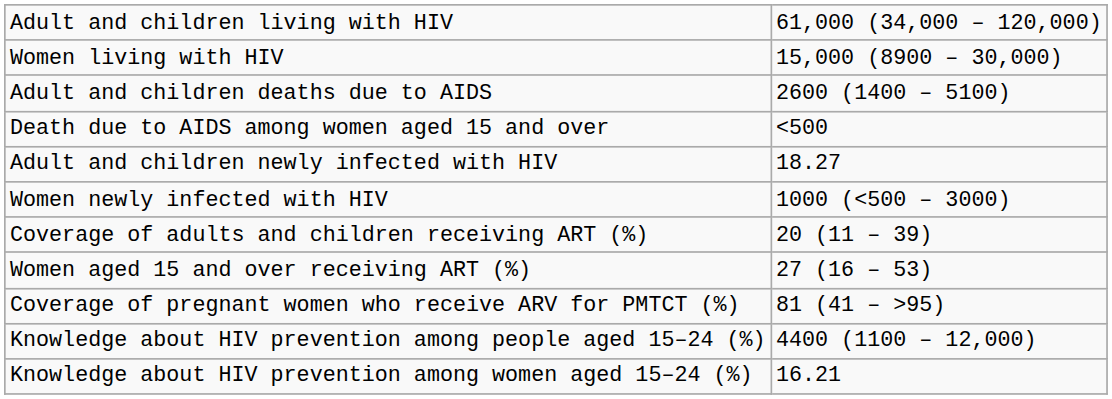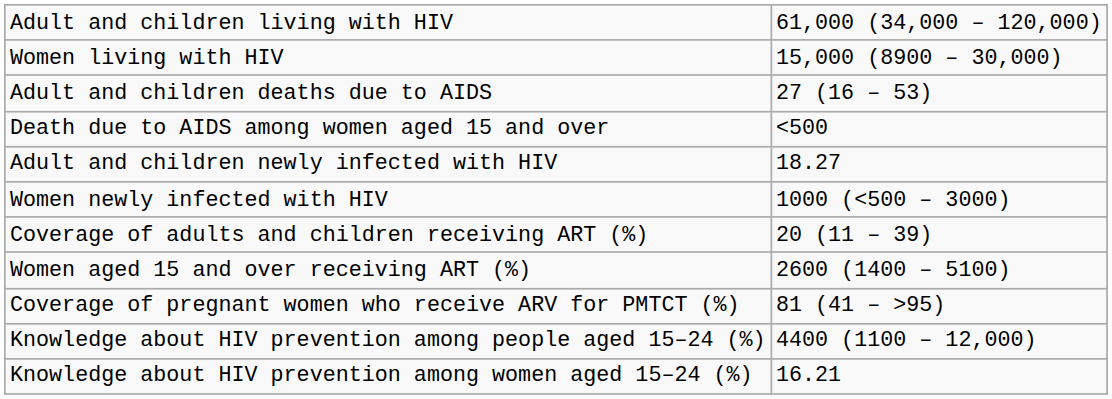(893, 93) 2600 (1400 – 5100) -> (854, 93) 27 (16 – 53)
(854, 270) 27 (16 – 53) -> (893, 270) 2600 (1400 – 5100)
